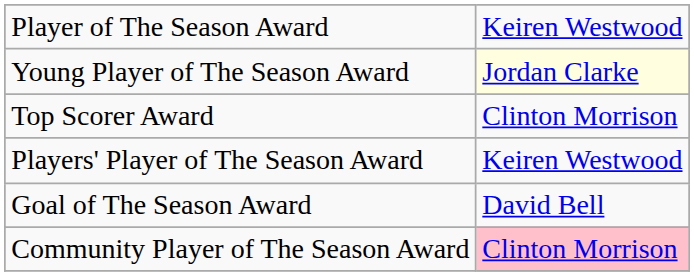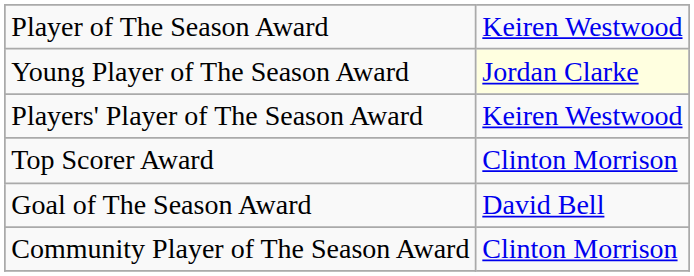rows swapped: (217, 159) <-> (112, 115)
(580, 248) pink background -> (580, 248) no background
